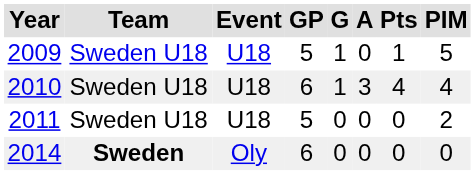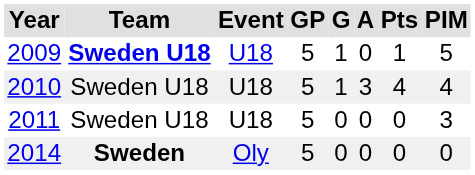(139, 53) normal -> (139, 53) bold
(306, 86) 6 -> (308, 86) 5
(446, 120) 2 -> (446, 120) 3
(306, 153) 6 -> (308, 153) 5
